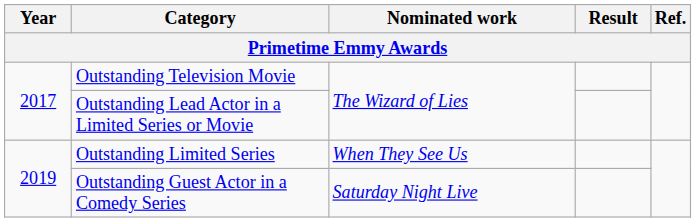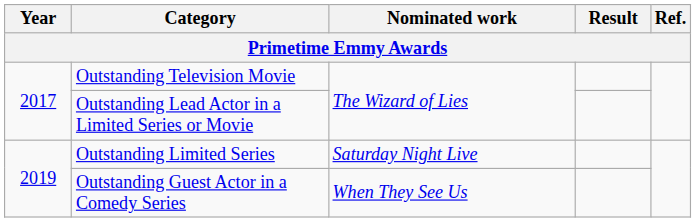(400, 153) When They See Us -> (405, 153) Saturday Night Live
(405, 192) Saturday Night Live -> (400, 192) When They See Us
